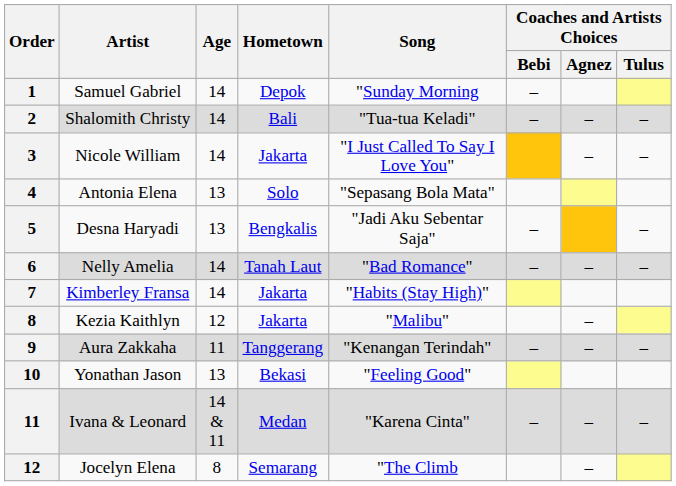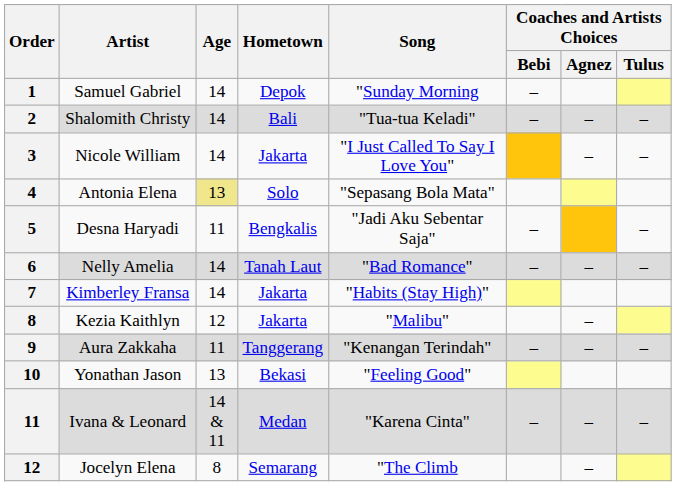(217, 192) no background -> (217, 192) khaki background
(217, 229) 13 -> (217, 229) 11
